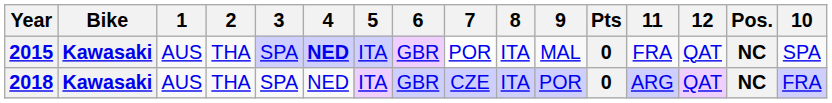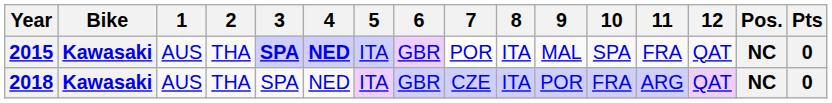columns swapped: (802, 21) <-> (606, 21)
(279, 52) normal -> (280, 52) bold
